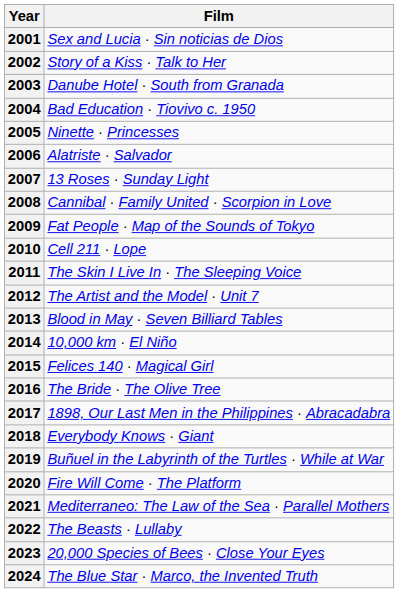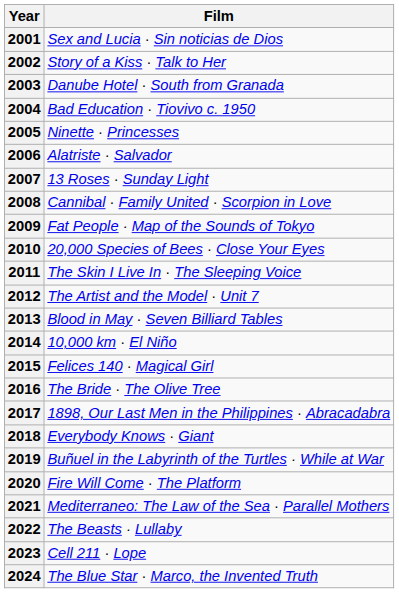(97, 249) Cell 211 · Lope -> (186, 249) 20,000 Species of Bees · Close Your Eyes
(186, 553) 20,000 Species of Bees · Close Your Eyes -> (97, 553) Cell 211 · Lope
